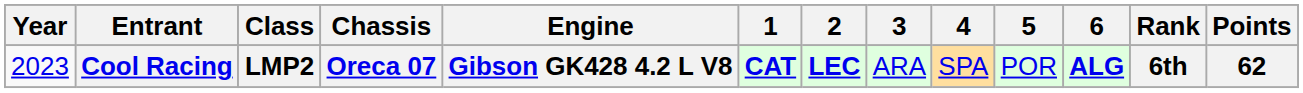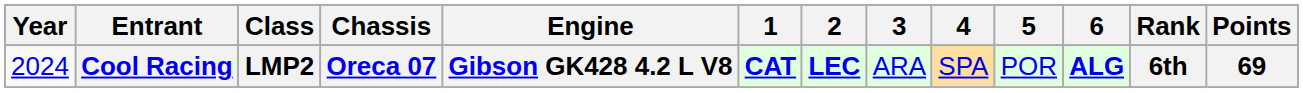(40, 66) 2023 -> (40, 66) 2024
(1252, 66) 62 -> (1252, 66) 69
